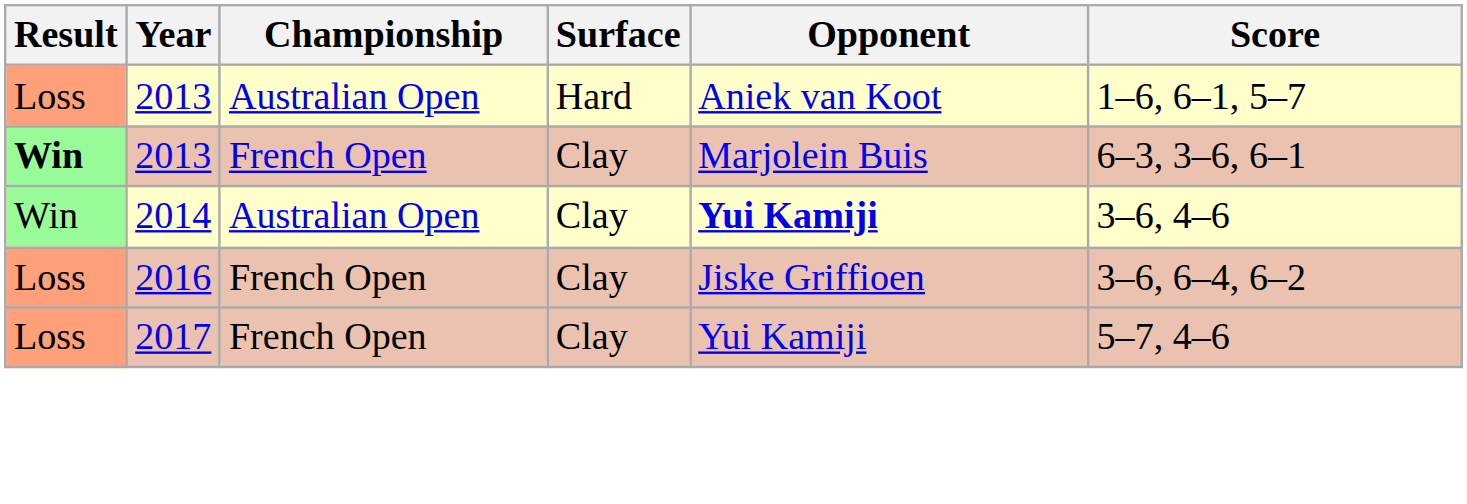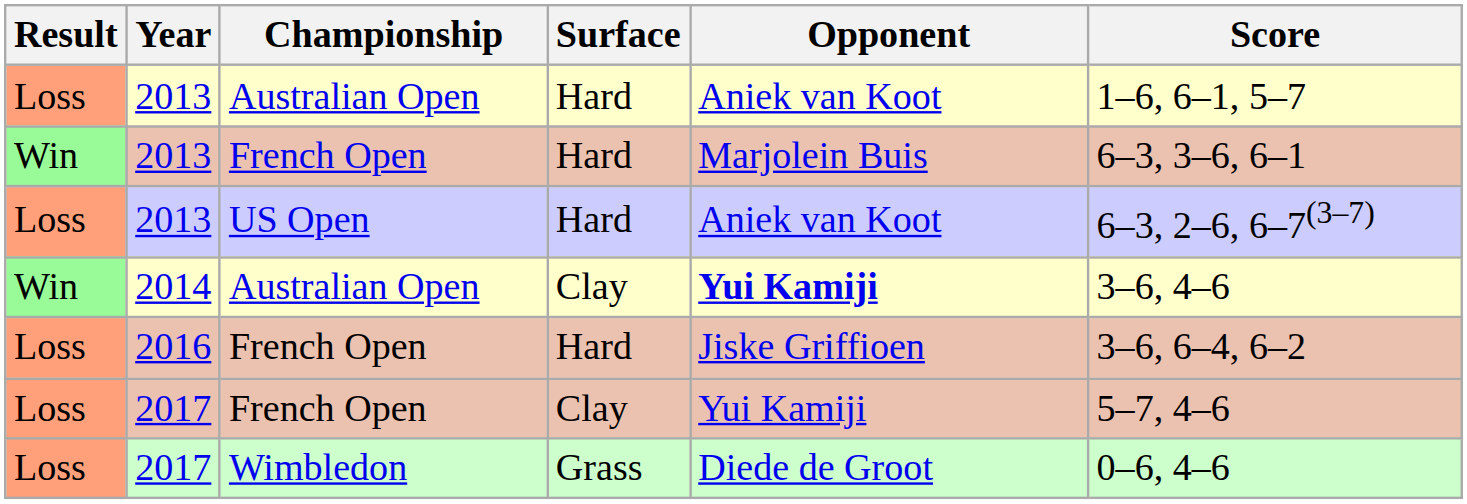(49, 155) bold -> (46, 155) normal
(592, 155) Clay -> (594, 155) Hard
+ row: (173, 221)
(592, 276) Clay -> (594, 346) Hard
+ row: (173, 467)
